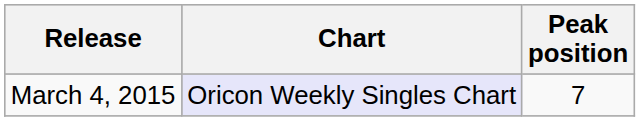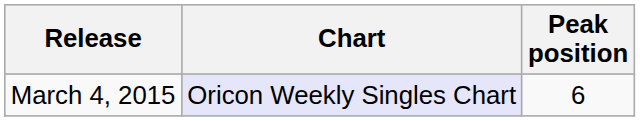(578, 94) 7 -> (578, 94) 6
